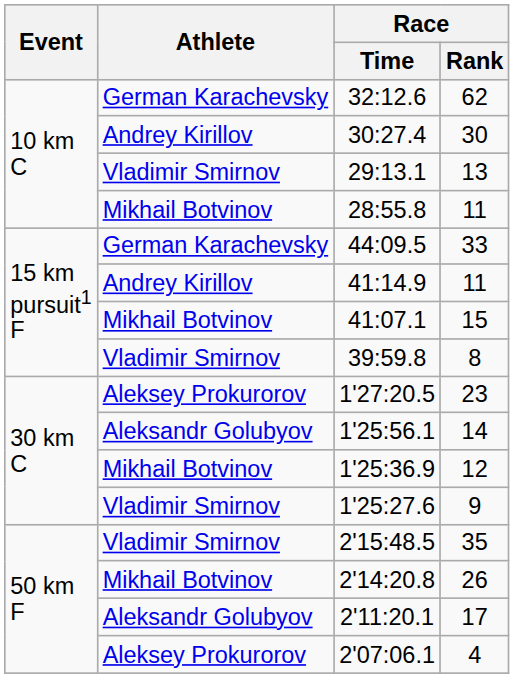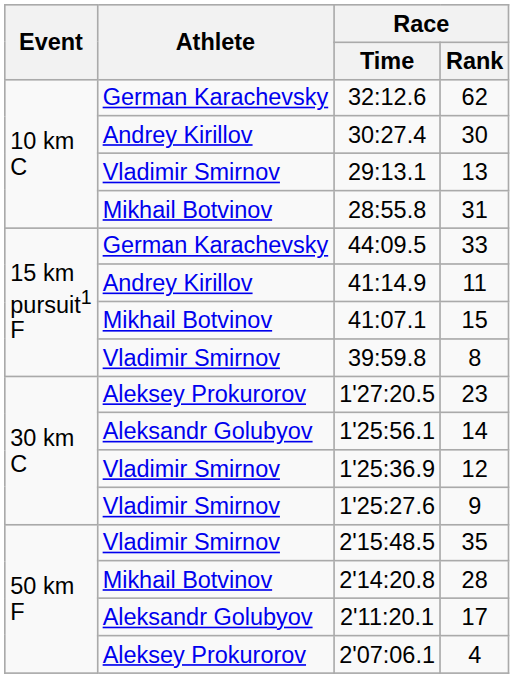(475, 209) 11 -> (475, 209) 31
(187, 469) Mikhail Botvinov -> (191, 469) Vladimir Smirnov
(475, 580) 26 -> (475, 580) 28
